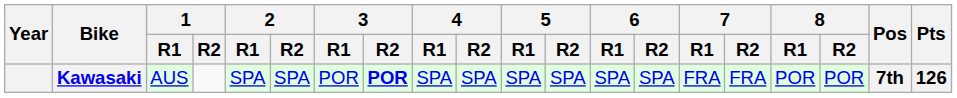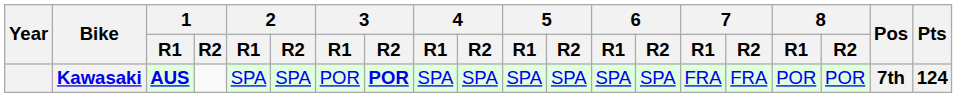(169, 78) normal -> (170, 78) bold
(931, 78) 126 -> (932, 78) 124
